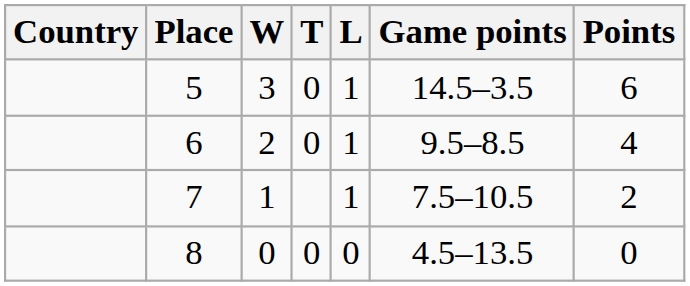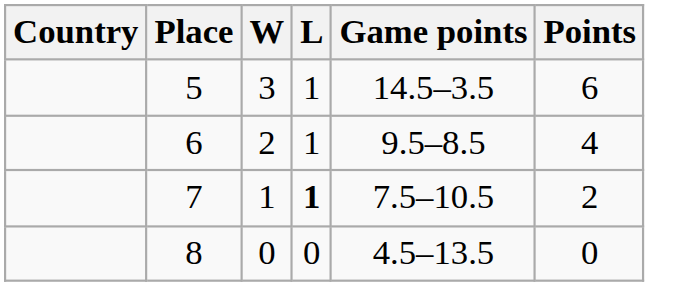- column: (312, 32)
(351, 197) normal -> (312, 197) bold
